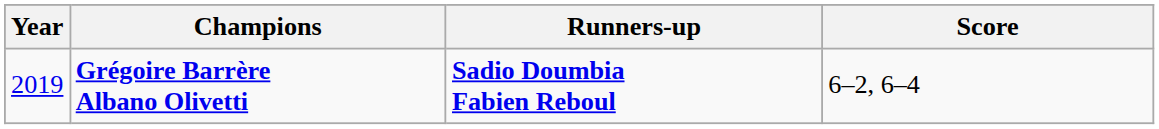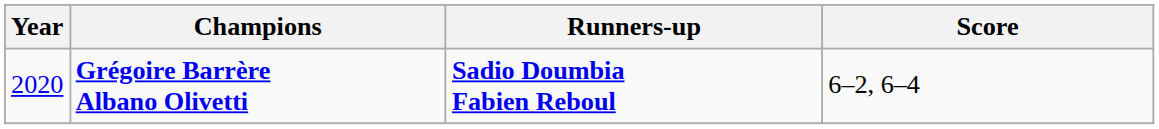(37, 85) 2019 -> (37, 85) 2020
